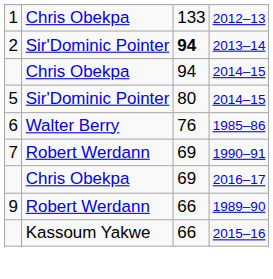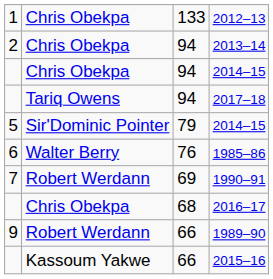(98, 44) Sir'Dominic Pointer -> (78, 44) Chris Obekpa
(187, 44) bold -> (187, 44) normal
+ row: (13, 99)
(187, 98) 80 -> (187, 125) 79
(187, 179) 69 -> (187, 206) 68
